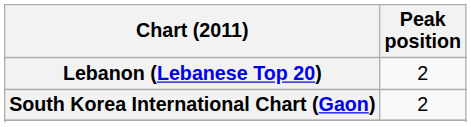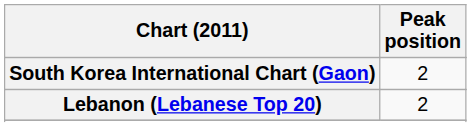rows swapped: (192, 73) <-> (192, 104)
